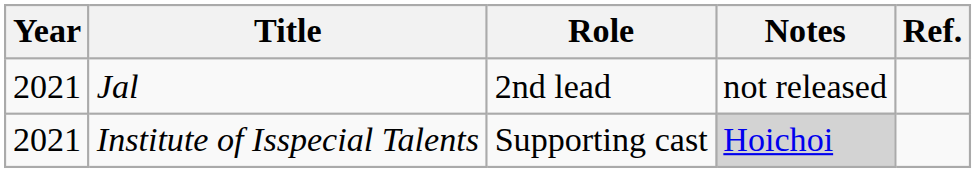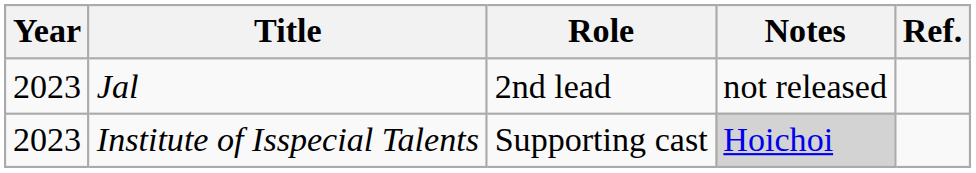(47, 85) 2021 -> (47, 85) 2023
(47, 139) 2021 -> (47, 139) 2023
